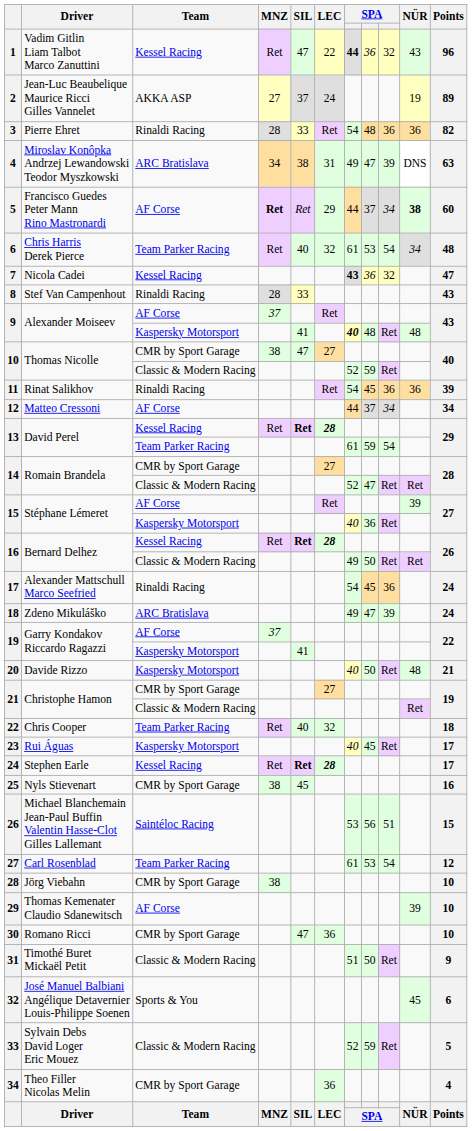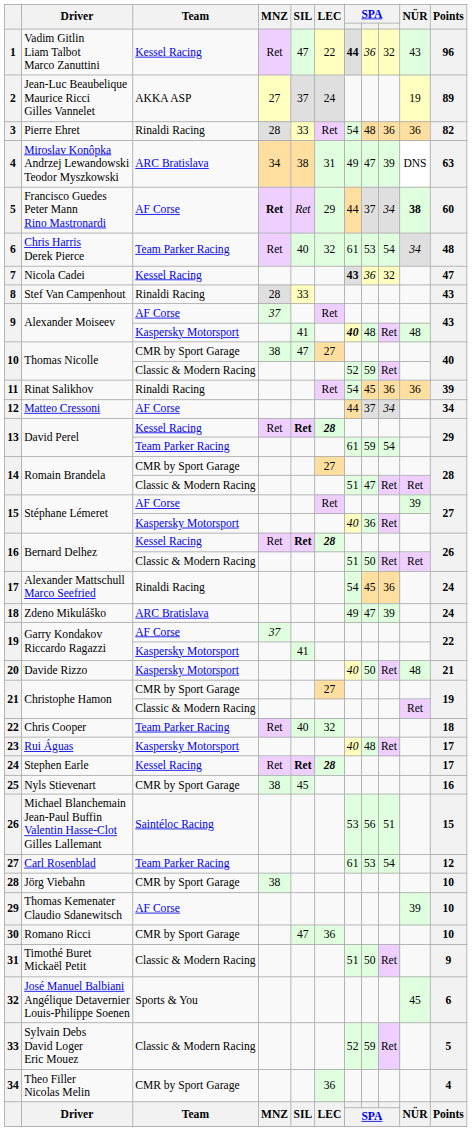(353, 484) 52 -> (353, 484) 51
(353, 561) 49 -> (353, 561) 51
(370, 746) 45 -> (370, 746) 48
